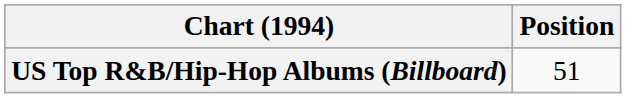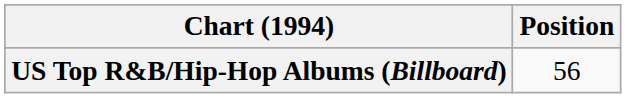(567, 69) 51 -> (567, 69) 56
